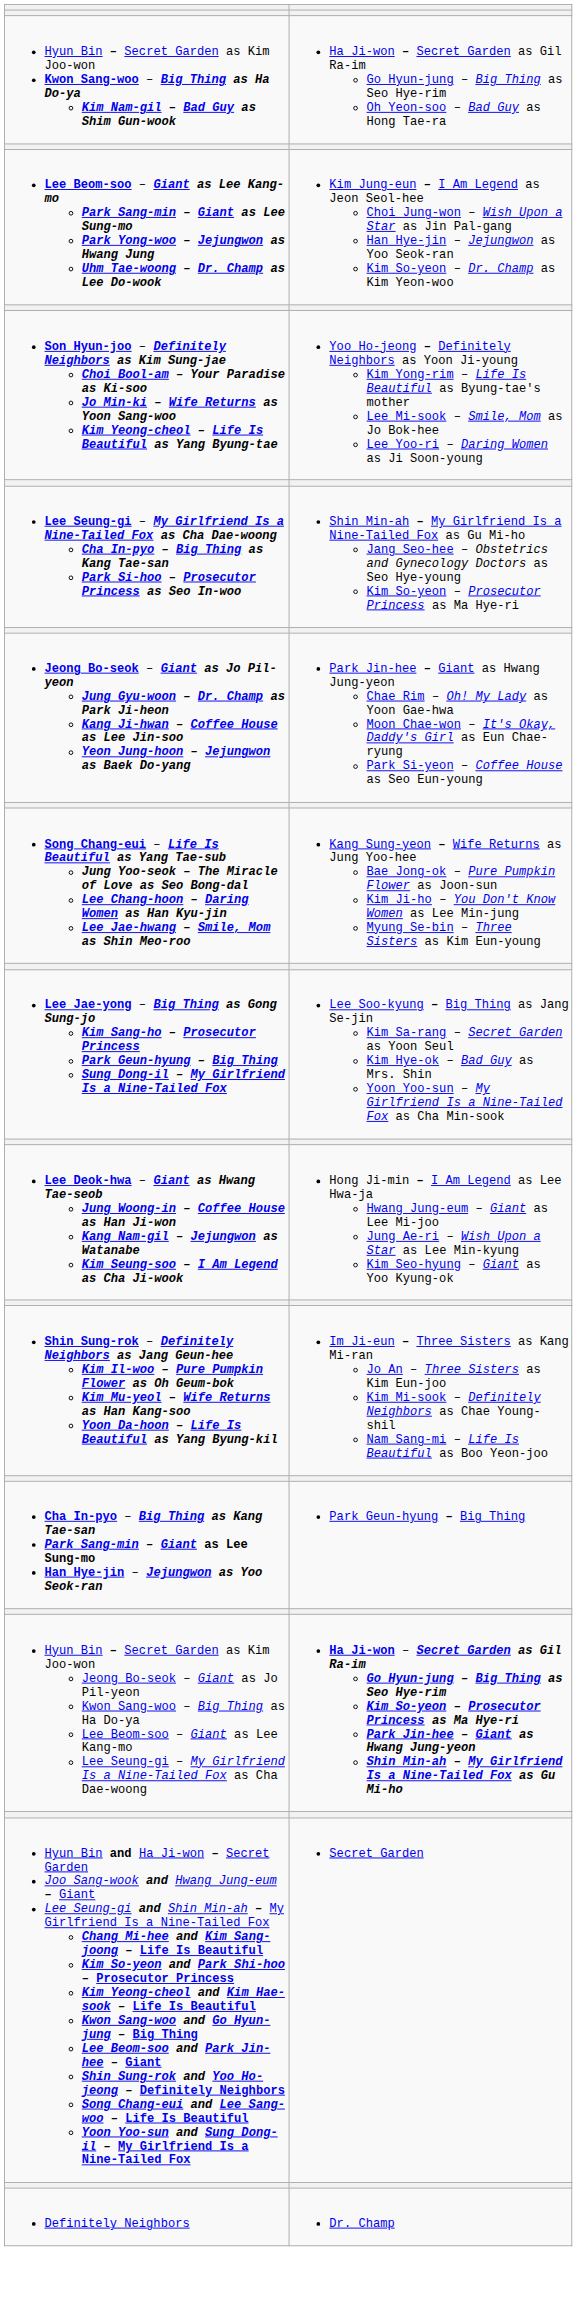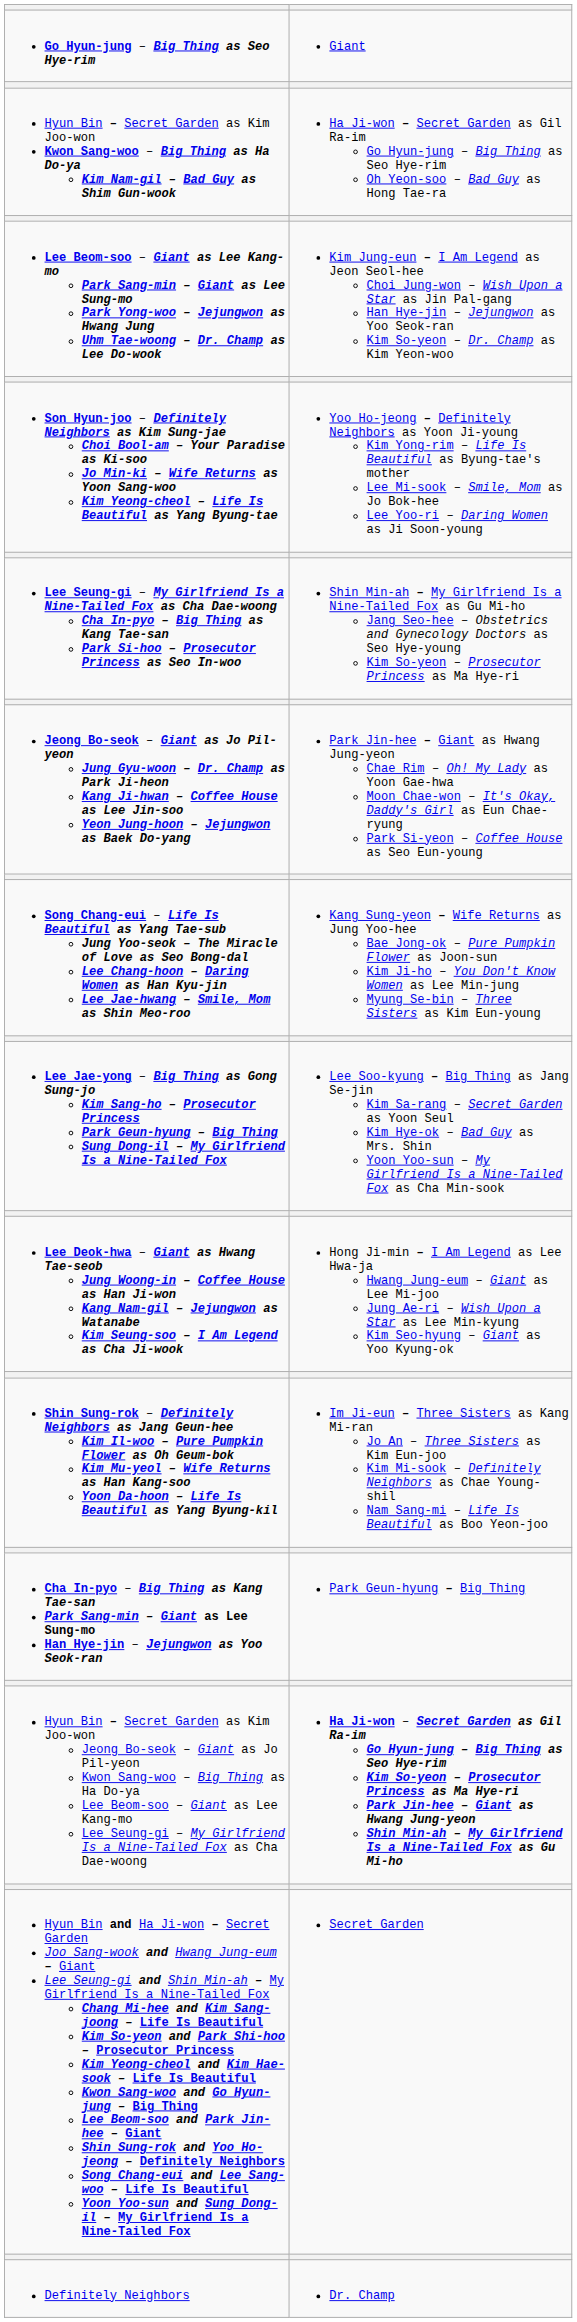+ row: (147, 53)
